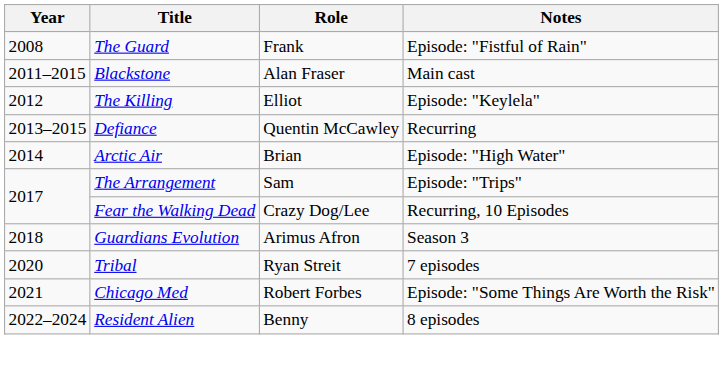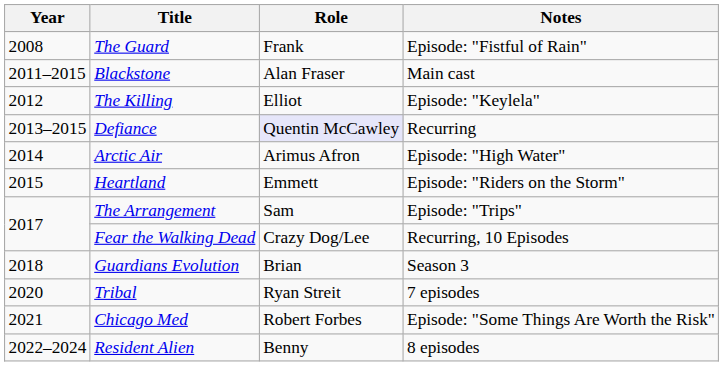(331, 127) no background -> (331, 127) lavender background
(282, 155) Brian -> (312, 155) Arimus Afron
+ row: (130, 182)
(312, 237) Arimus Afron -> (282, 264) Brian
